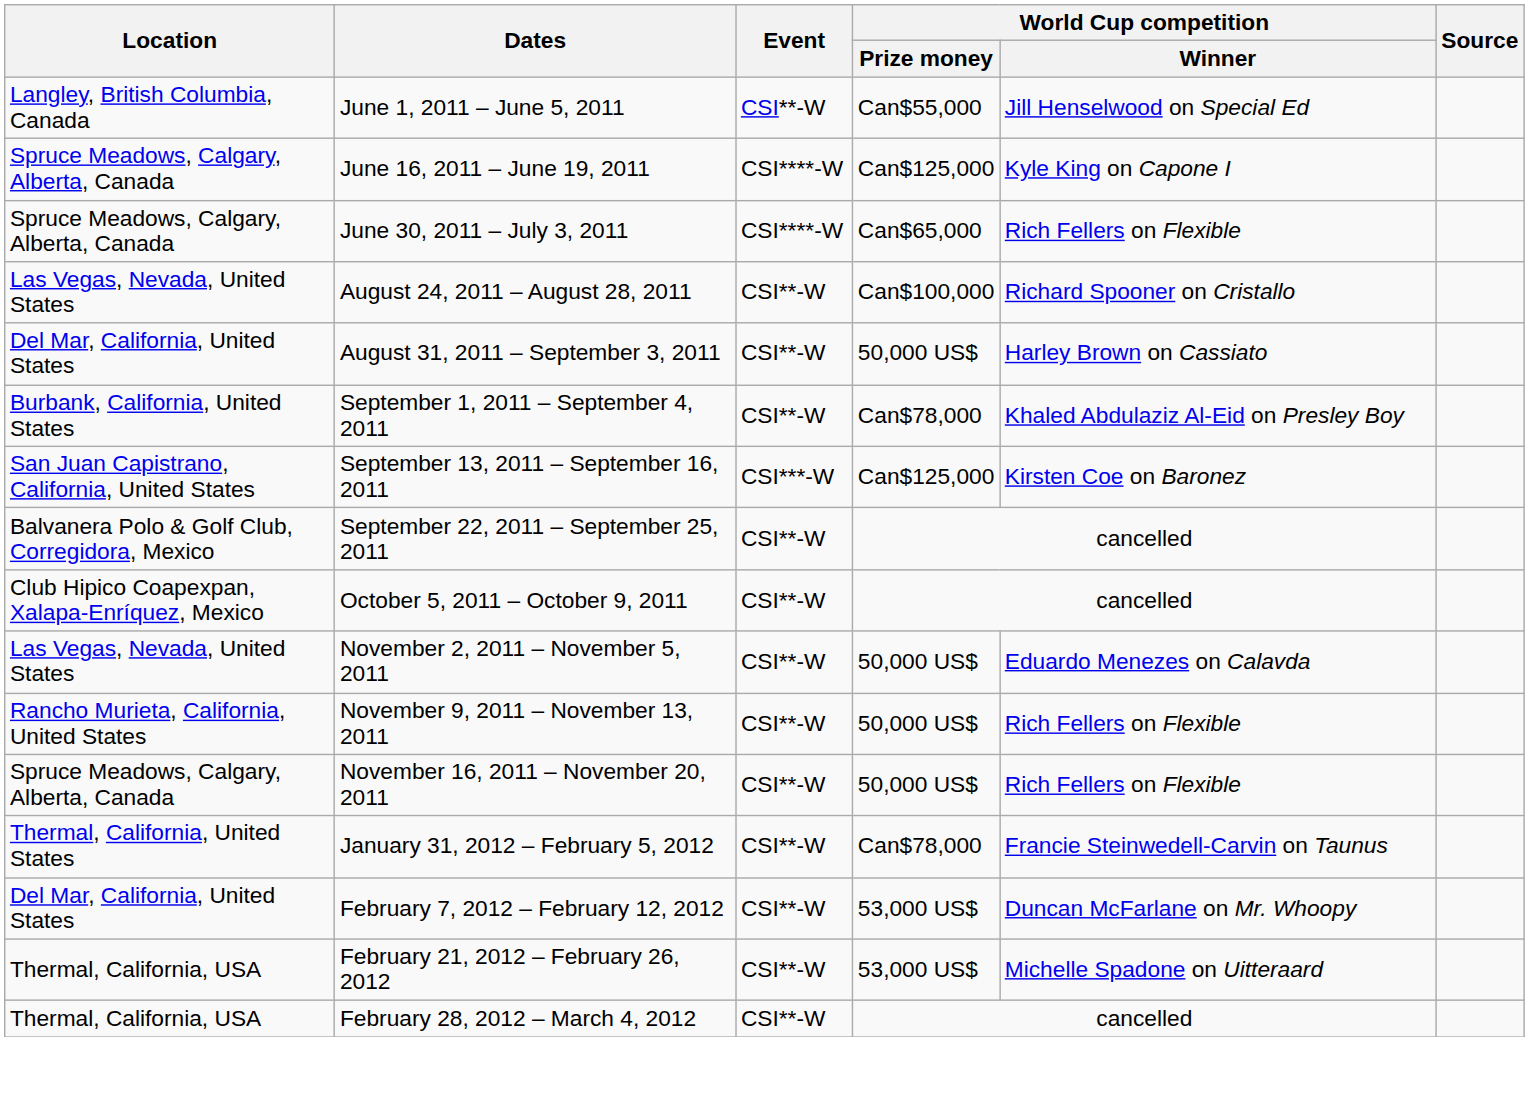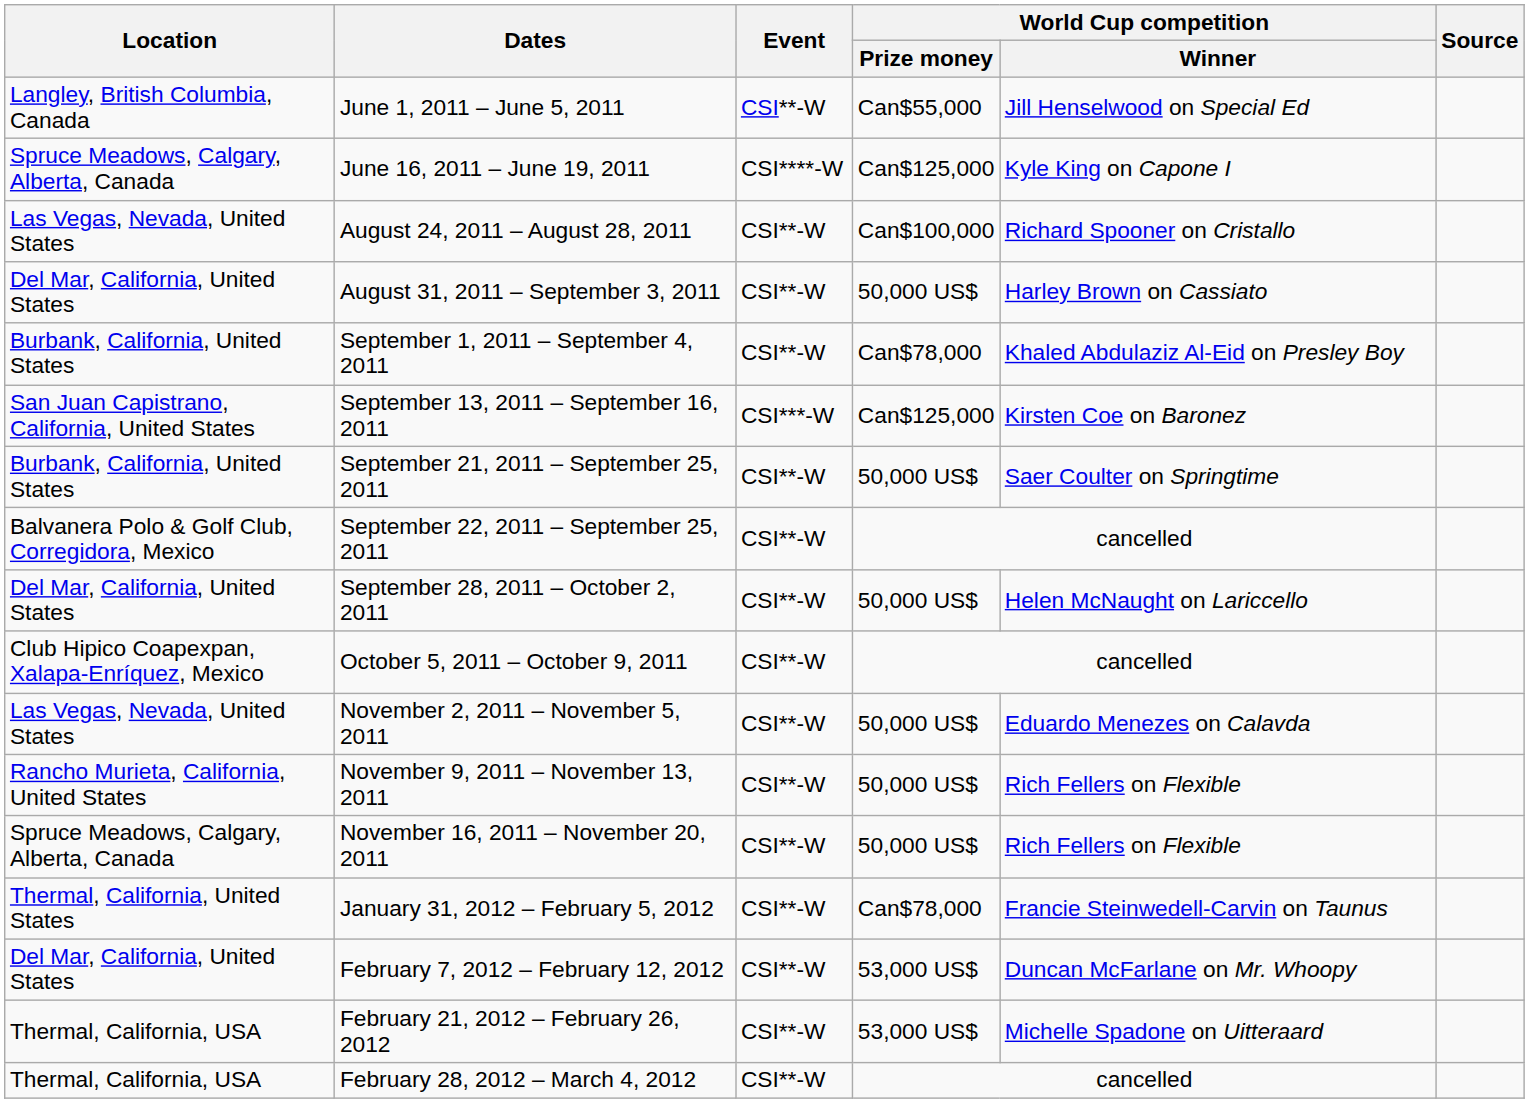- row: (484, 230)
+ row: (529, 476)
+ row: (508, 600)
